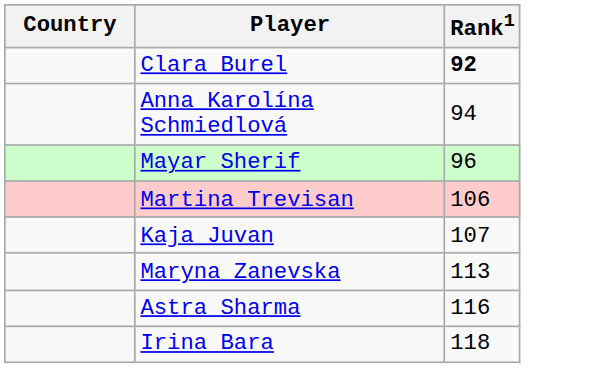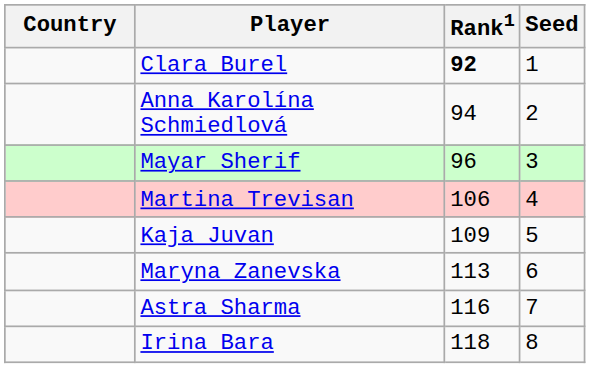+ column: (552, 26)
(470, 235) 107 -> (470, 235) 109
